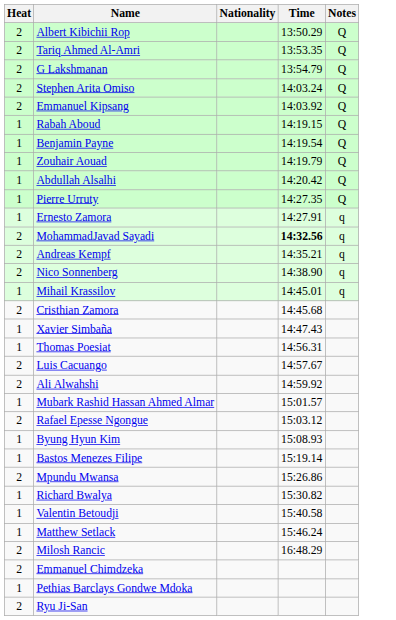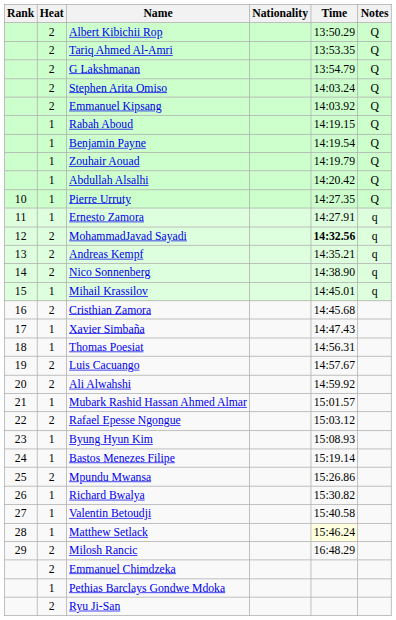+ column: (21, 13)
(302, 532) no background -> (334, 532) lightyellow background
